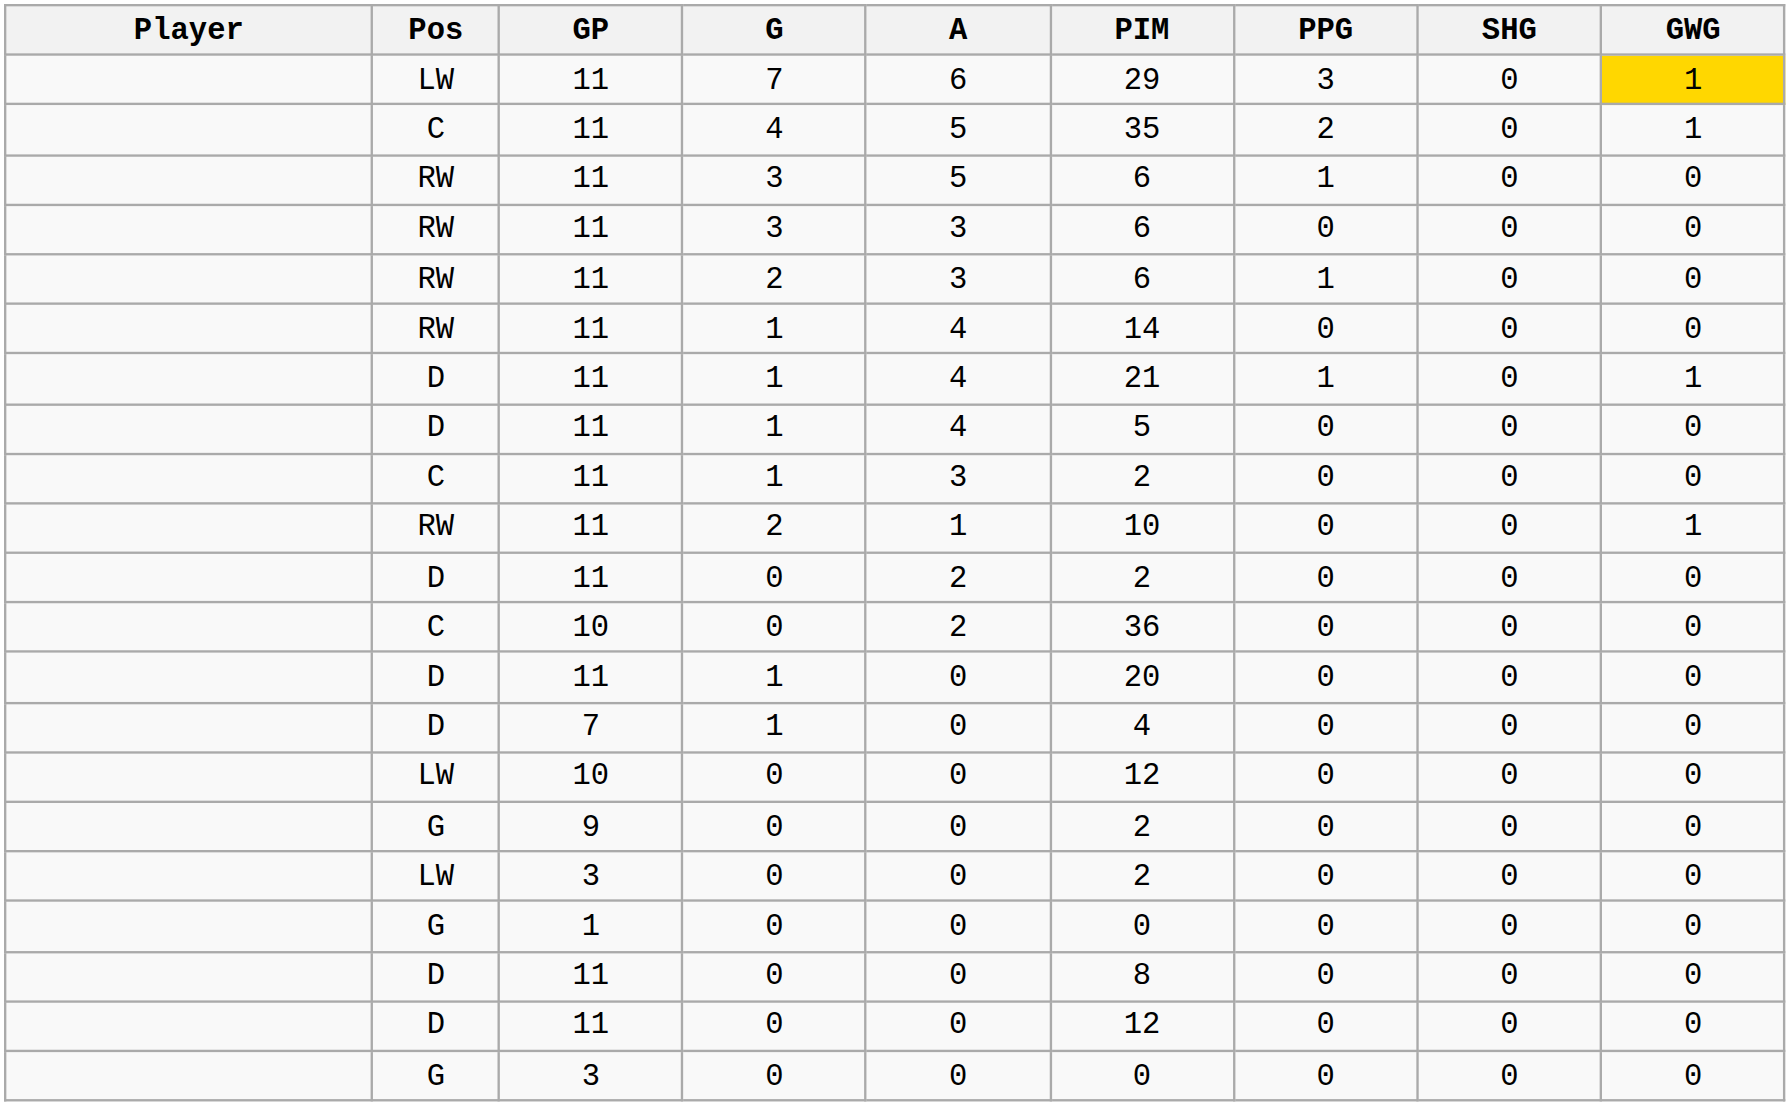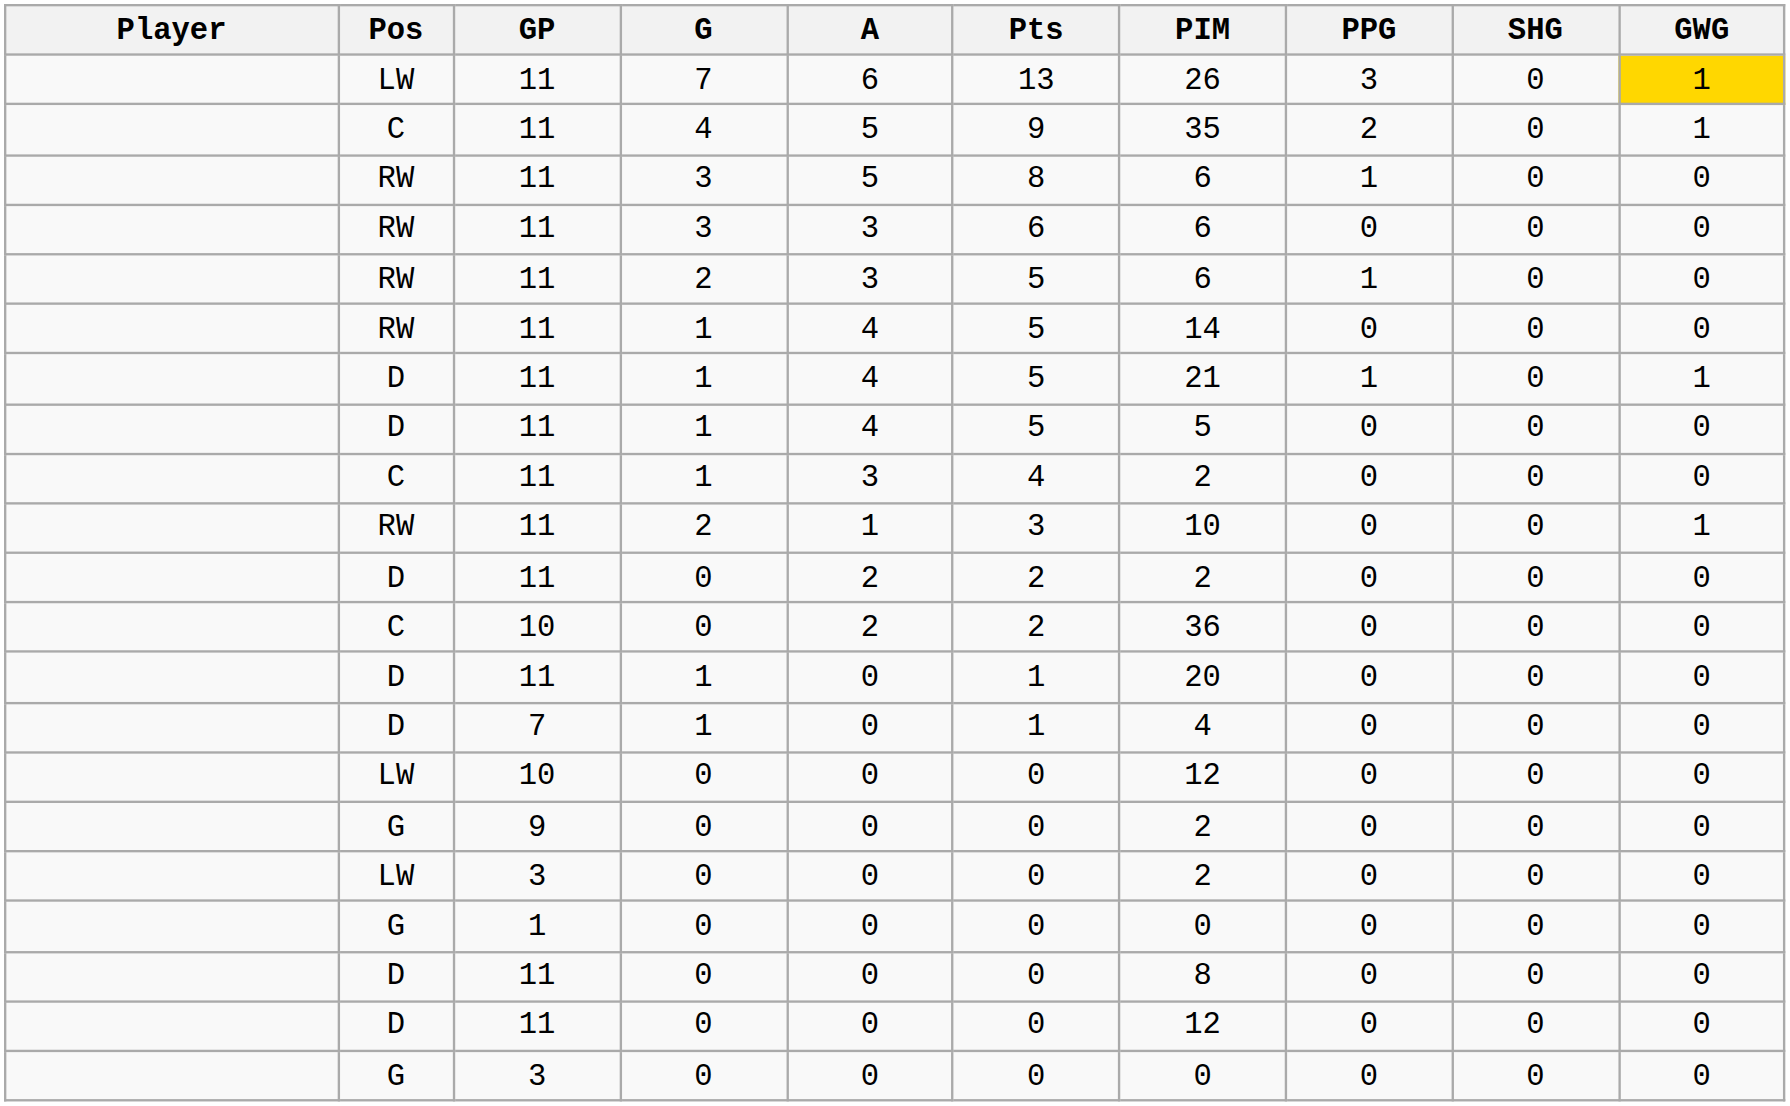+ column: (1036, 30)
(1142, 80) 29 -> (1203, 80) 26
